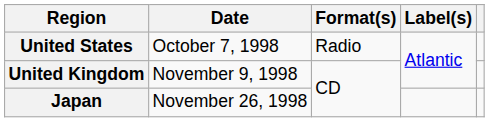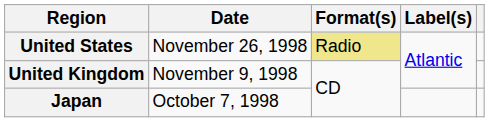(216, 46) October 7, 1998 -> (230, 46) November 26, 1998
(338, 46) no background -> (338, 46) khaki background
(230, 102) November 26, 1998 -> (216, 102) October 7, 1998
